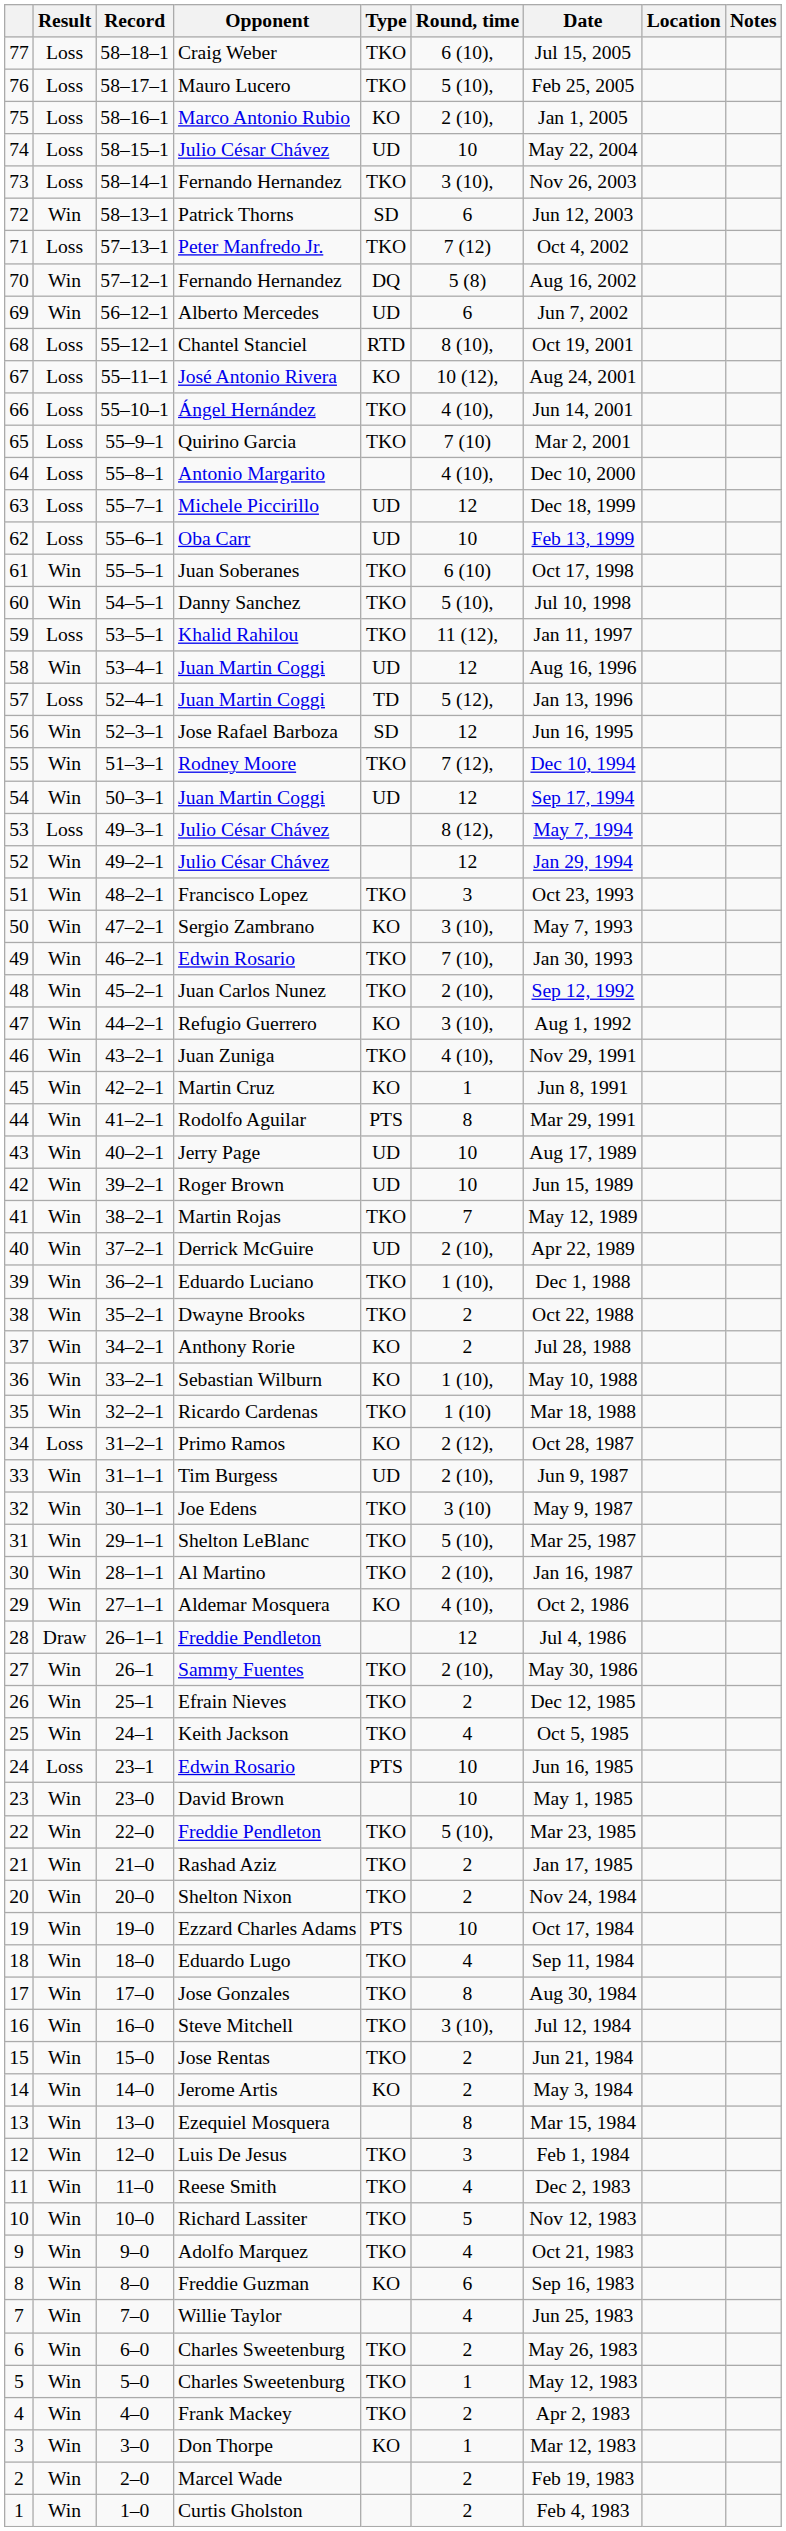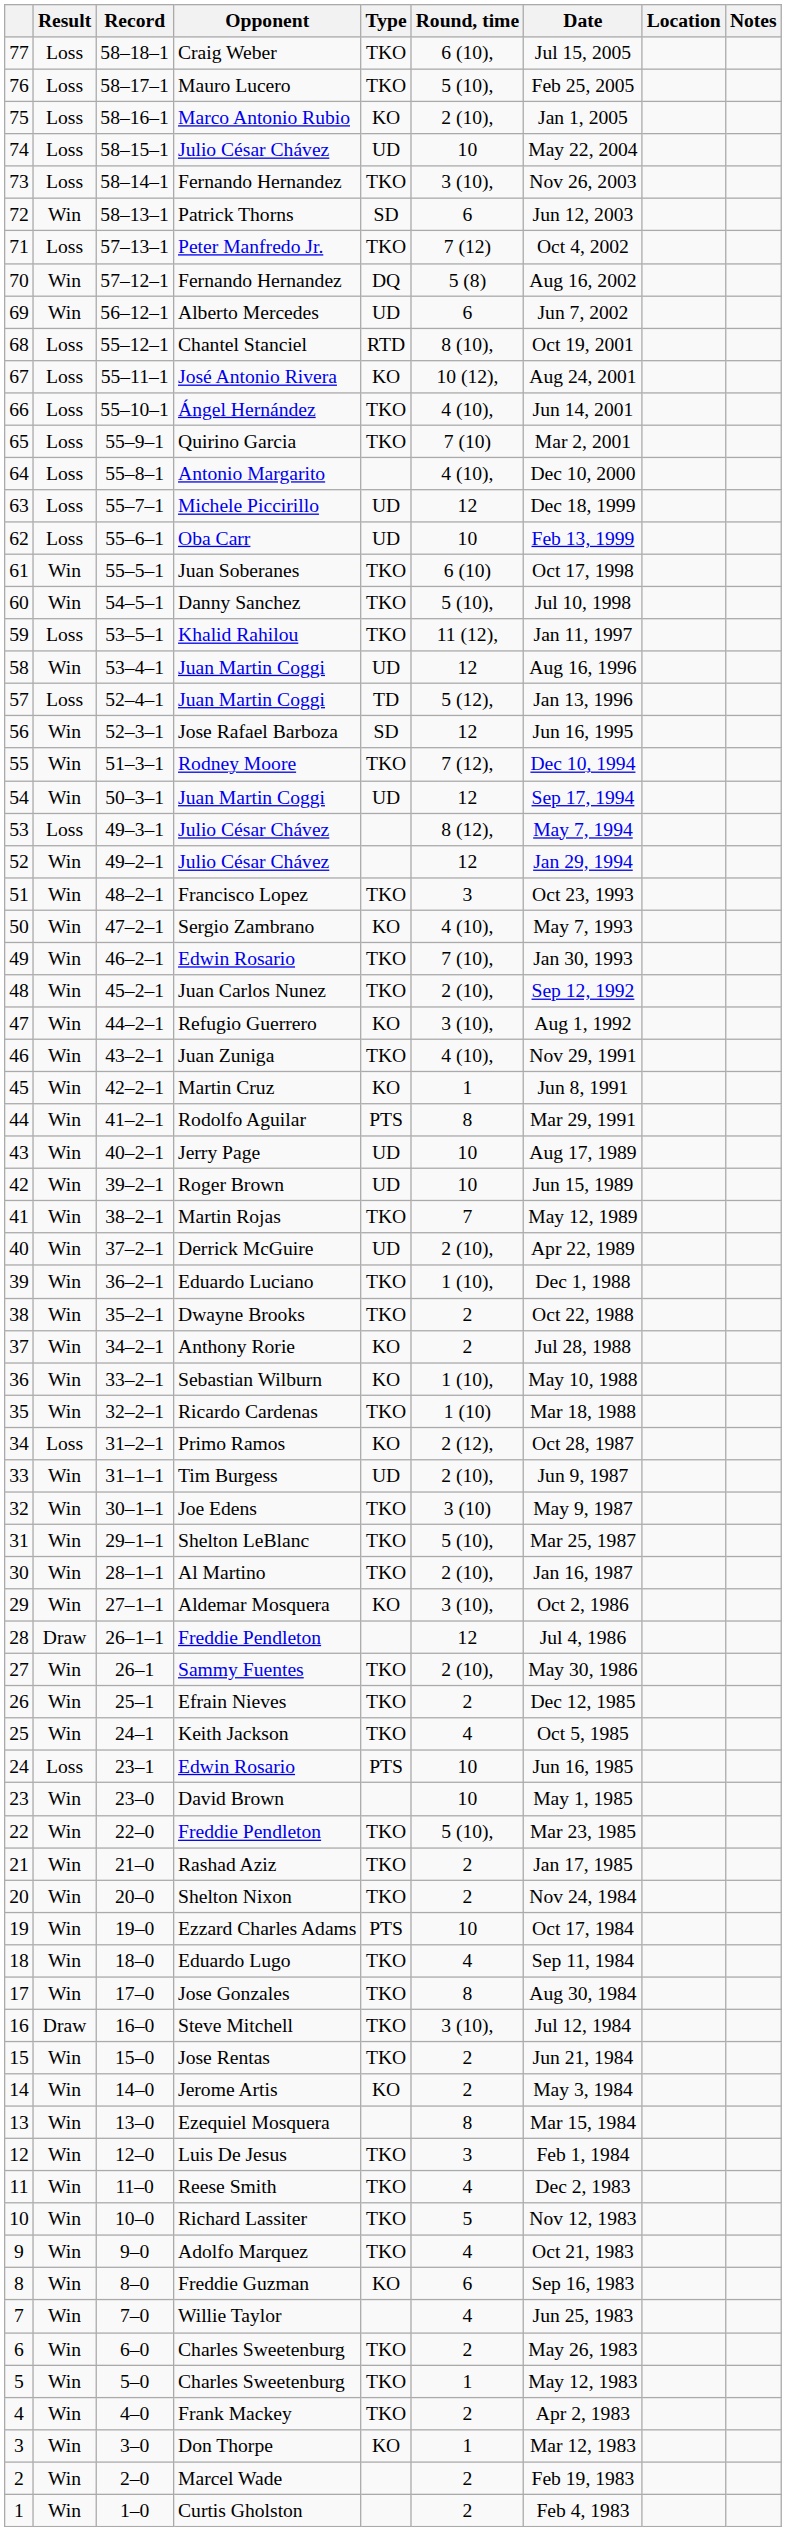(467, 926) 3 (10), -> (467, 926) 4 (10),
(467, 1605) 4 (10), -> (467, 1605) 3 (10),
(65, 2025) Win -> (65, 2025) Draw
